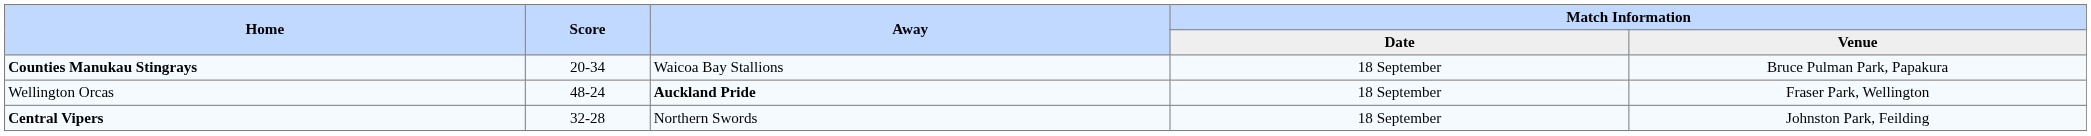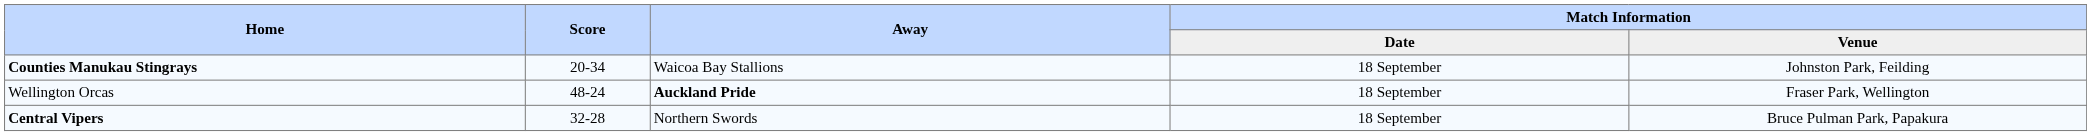(1858, 67) Bruce Pulman Park, Papakura -> (1858, 67) Johnston Park, Feilding
(1858, 117) Johnston Park, Feilding -> (1858, 117) Bruce Pulman Park, Papakura
